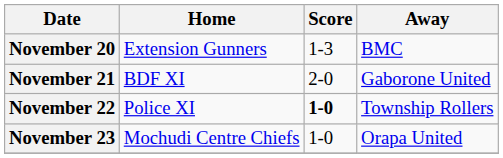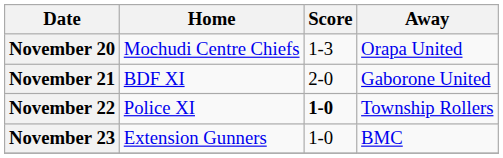(195, 49) Extension Gunners -> (212, 49) Mochudi Centre Chiefs
(382, 49) BMC -> (412, 49) Orapa United
(212, 138) Mochudi Centre Chiefs -> (195, 138) Extension Gunners
(412, 138) Orapa United -> (382, 138) BMC
